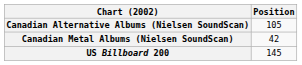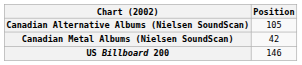(274, 53) 145 -> (274, 53) 146
